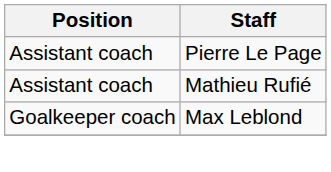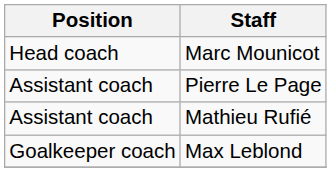+ row: (252, 53)
